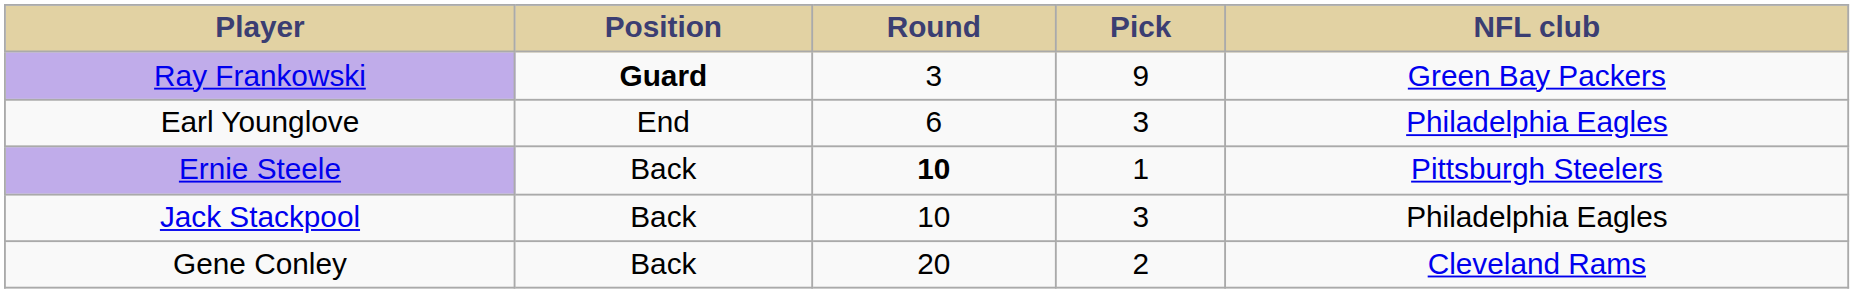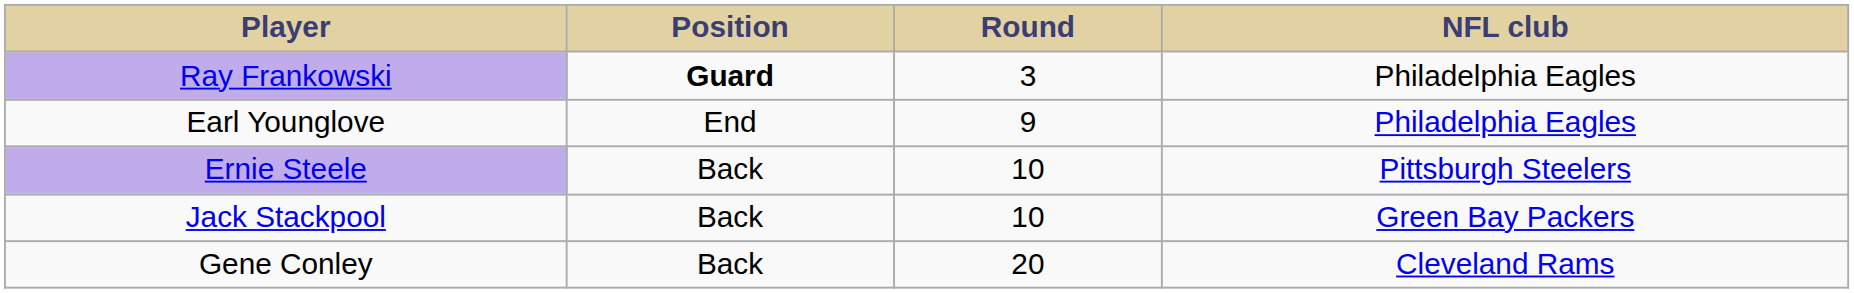- column: (1141, 28)
(1537, 75) Green Bay Packers -> (1505, 75) Philadelphia Eagles
(934, 122) 6 -> (1028, 122) 9
(934, 169) bold -> (1028, 169) normal
(1537, 216) Philadelphia Eagles -> (1505, 216) Green Bay Packers
